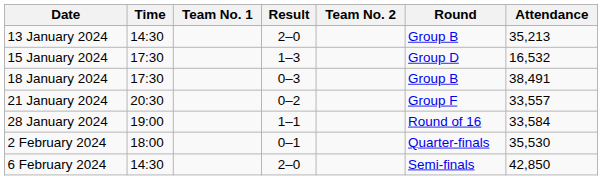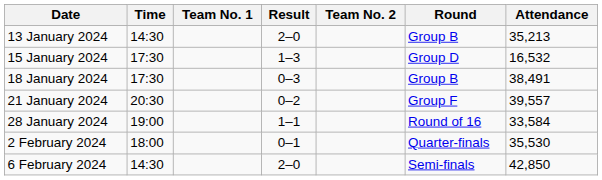(530, 100) 33,557 -> (530, 100) 39,557
